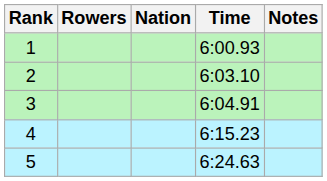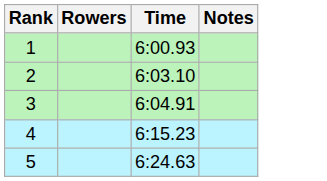- column: (163, 18)
